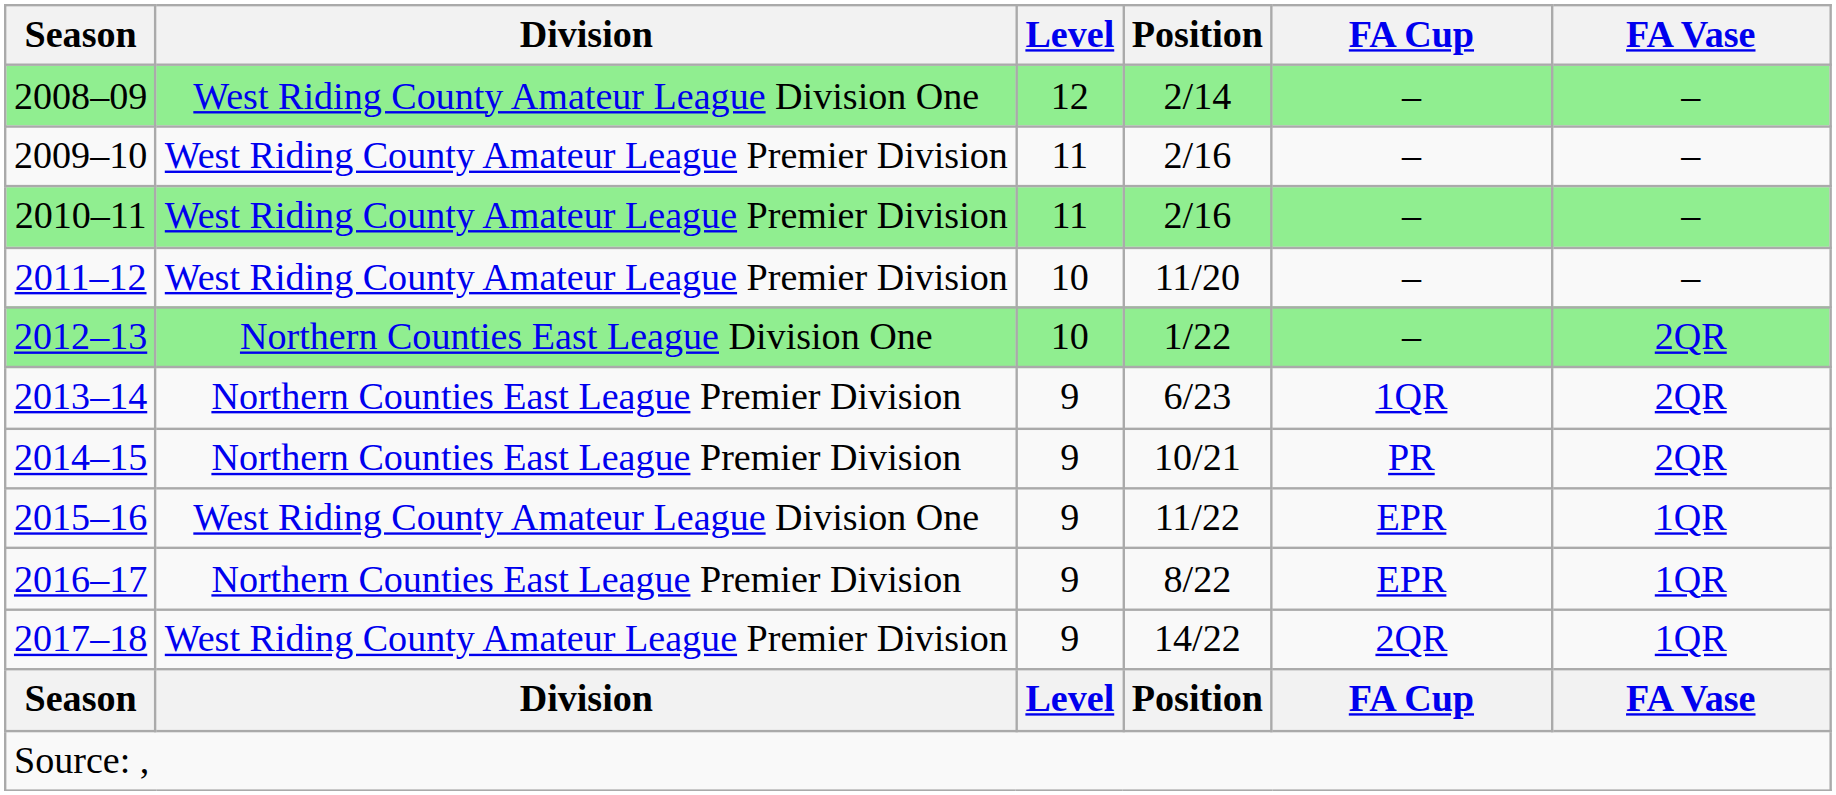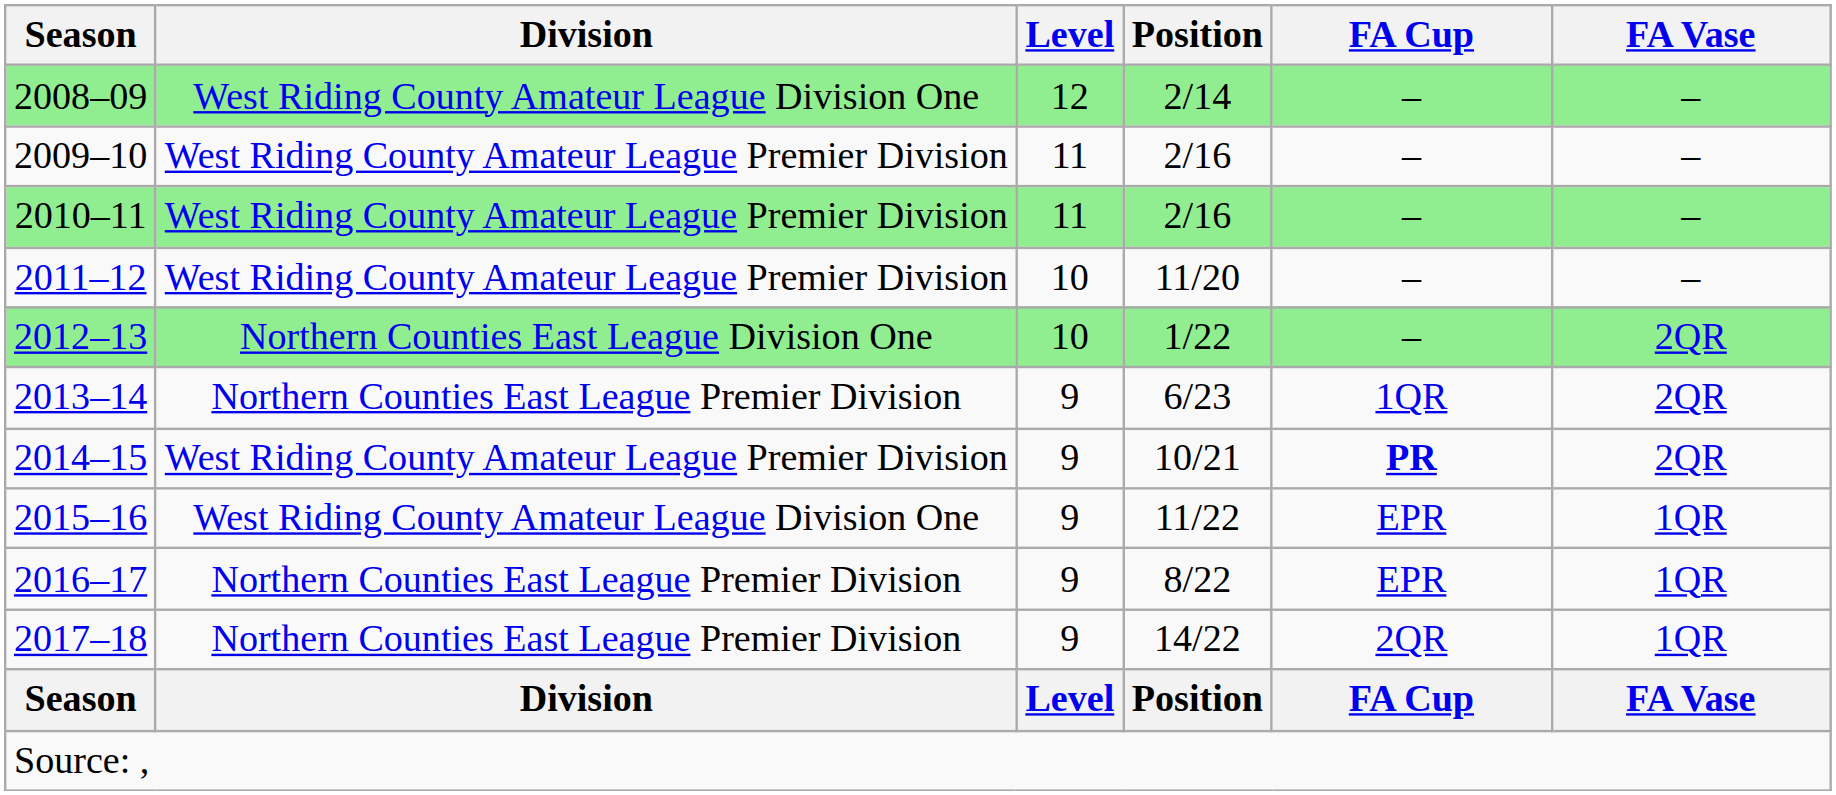(586, 457) Northern Counties East League Premier Division -> (586, 457) West Riding County Amateur League Premier Division
(1411, 457) normal -> (1411, 457) bold
(586, 638) West Riding County Amateur League Premier Division -> (586, 638) Northern Counties East League Premier Division
